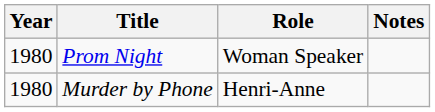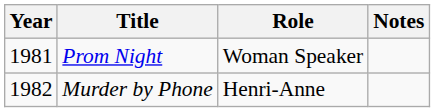(31, 55) 1980 -> (31, 55) 1981
(31, 89) 1980 -> (31, 89) 1982
